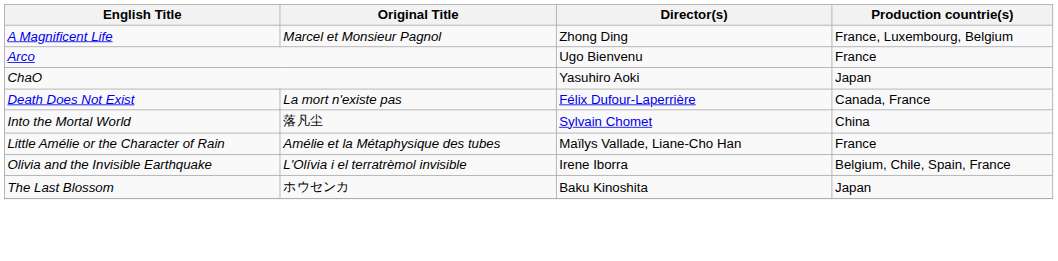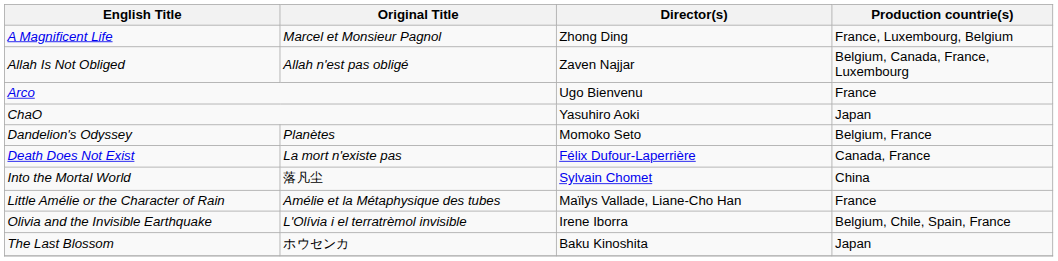+ row: (66, 64)
+ row: (70, 135)
